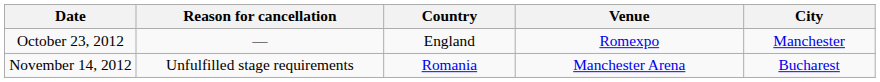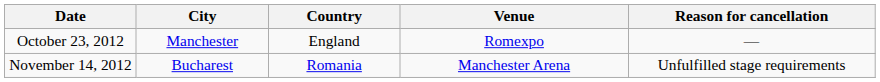columns swapped: (809, 16) <-> (260, 16)
